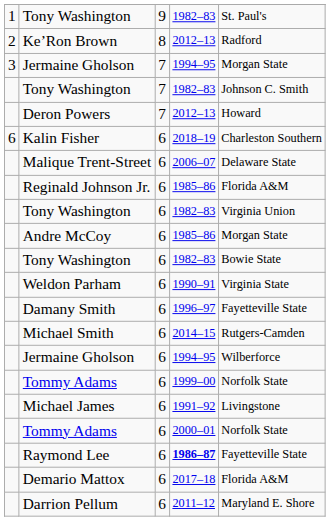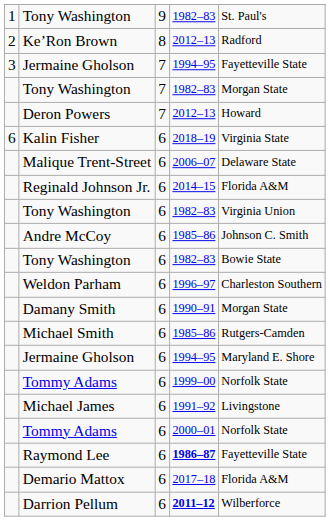(254, 65) Morgan State -> (264, 65) Fayetteville State
(265, 89) Johnson C. Smith -> (254, 89) Morgan State
(272, 138) Charleston Southern -> (255, 138) Virginia State
(194, 187) 1985–86 -> (194, 187) 2014–15
(254, 235) Morgan State -> (265, 235) Johnson C. Smith
(194, 284) 1990–91 -> (194, 284) 1996–97
(255, 284) Virginia State -> (272, 284) Charleston Southern
(194, 308) 1996–97 -> (194, 308) 1990–91
(264, 308) Fayetteville State -> (254, 308) Morgan State
(194, 333) 2014–15 -> (194, 333) 1985–86
(251, 357) Wilberforce -> (268, 357) Maryland E. Shore
(194, 503) normal -> (194, 503) bold
(268, 503) Maryland E. Shore -> (251, 503) Wilberforce
